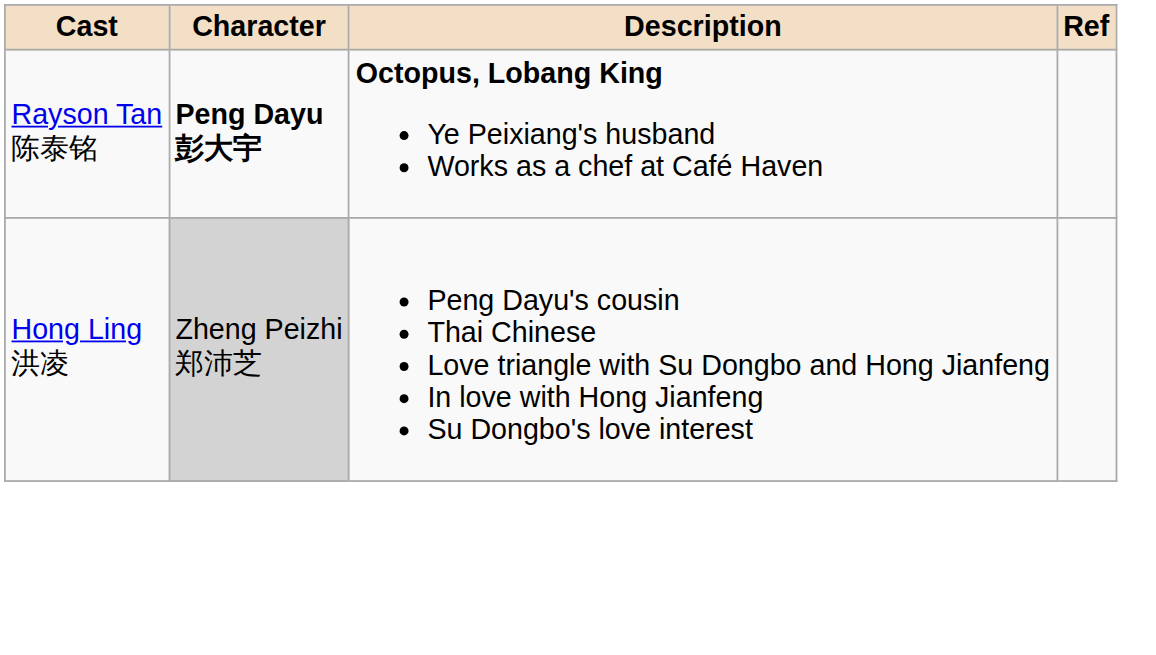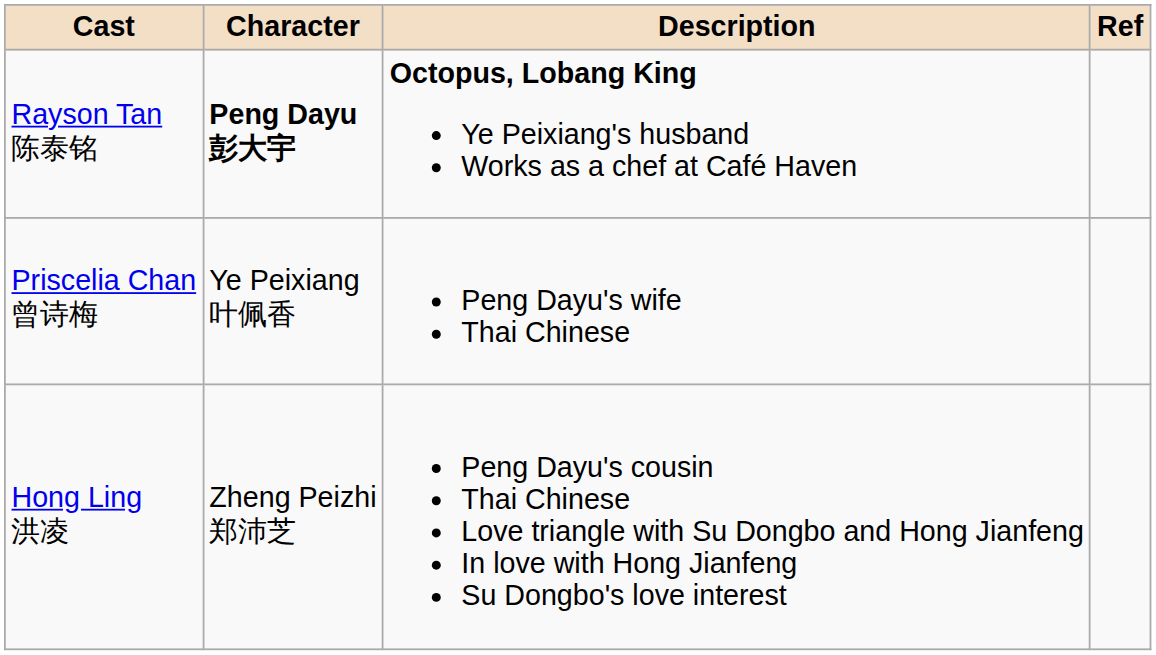+ row: (104, 298)
(259, 347) lightgrey background -> (293, 514) no background
